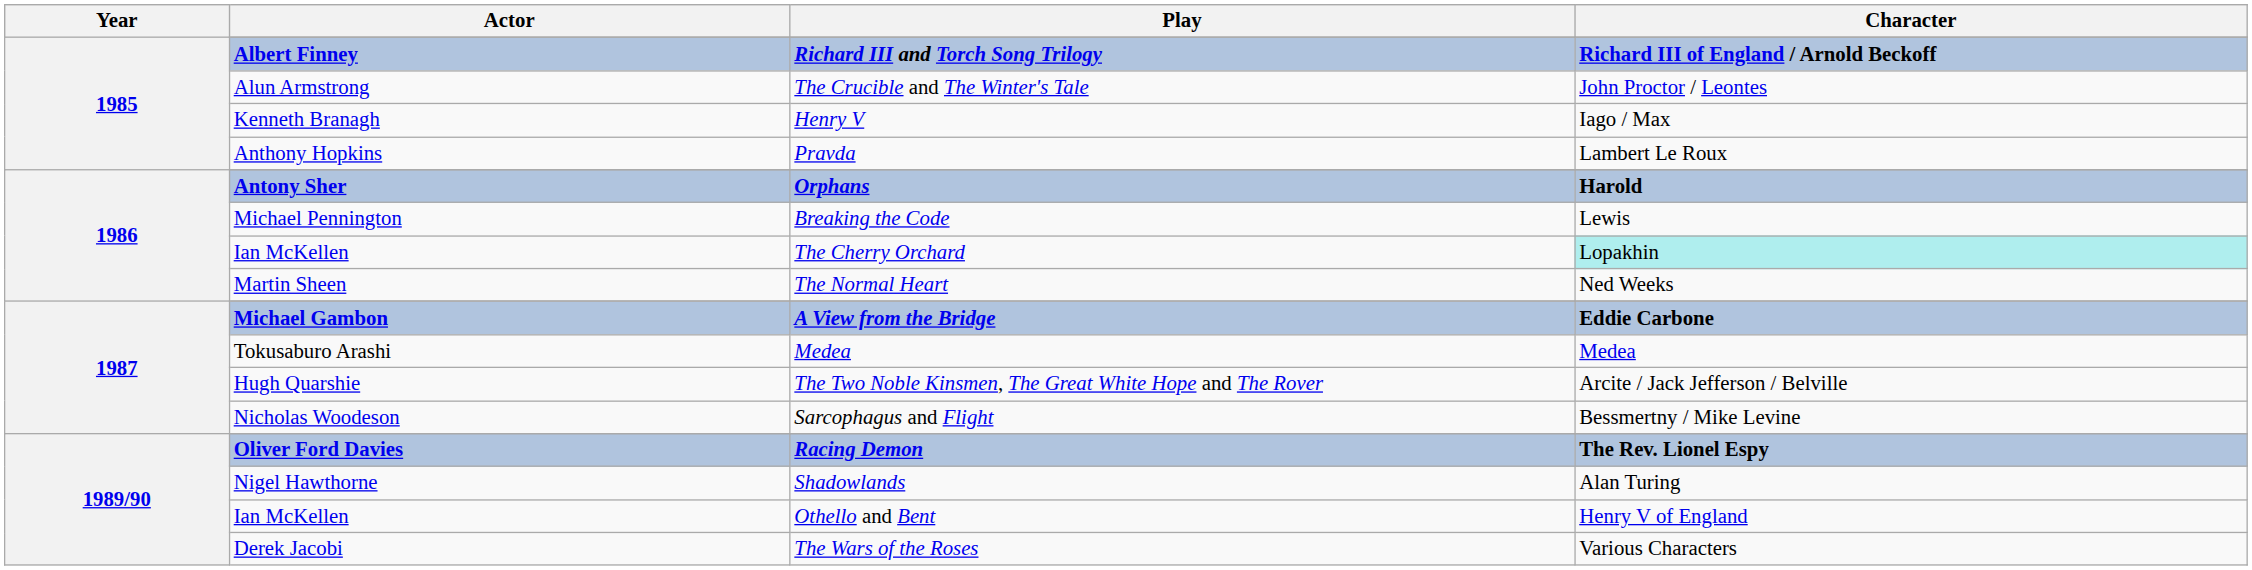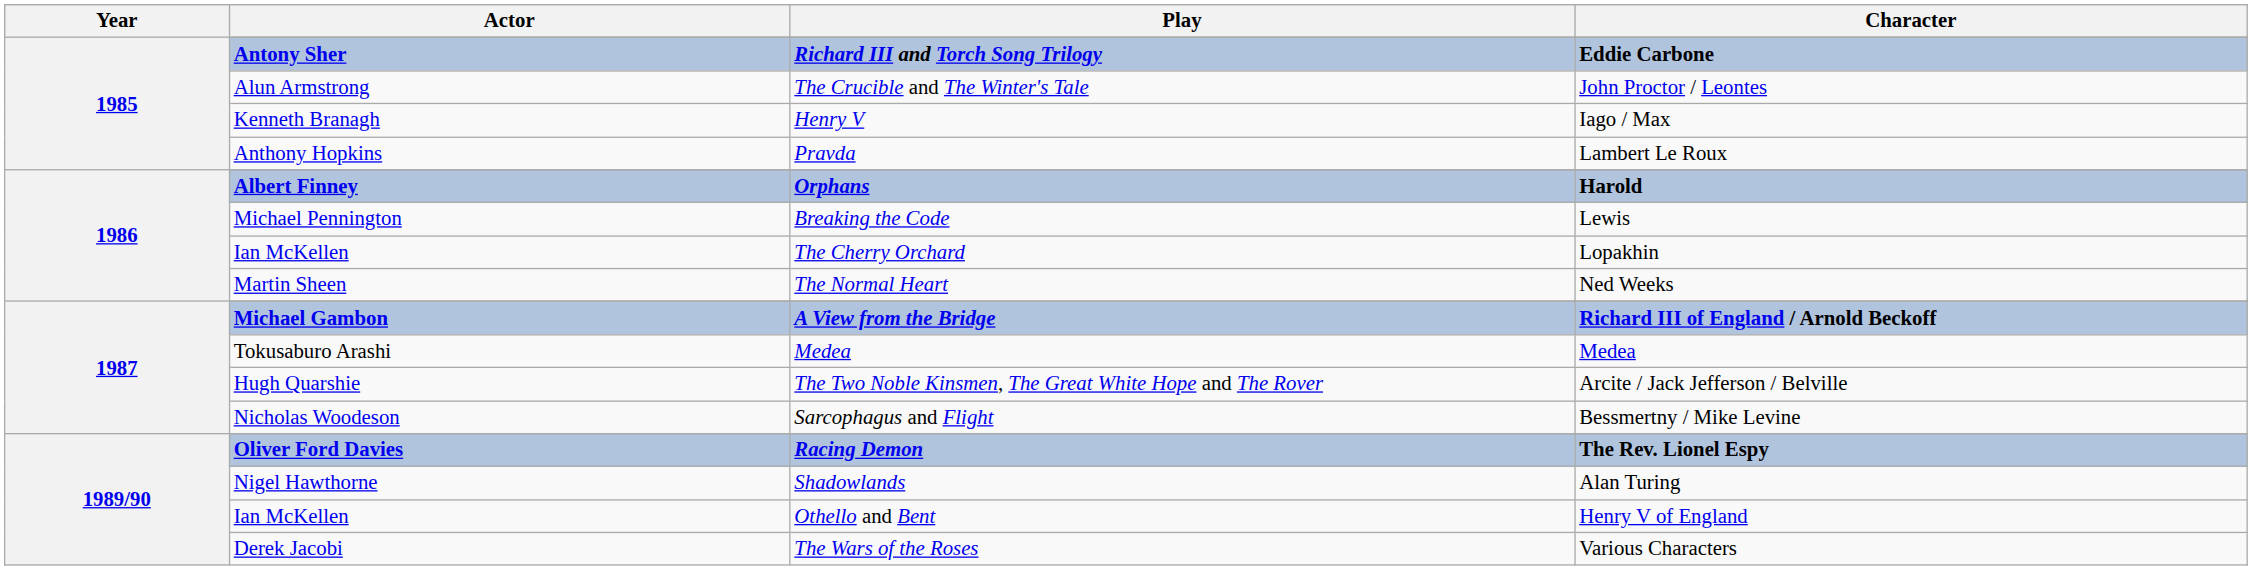(296, 53) Albert Finney -> (290, 53) Antony Sher
(1758, 53) Richard III of England / Arnold Beckoff -> (1647, 53) Eddie Carbone
(290, 185) Antony Sher -> (296, 185) Albert Finney
(1619, 251) paleturquoise background -> (1619, 251) no background
(1647, 317) Eddie Carbone -> (1758, 317) Richard III of England / Arnold Beckoff
